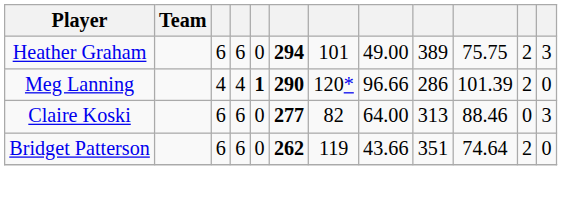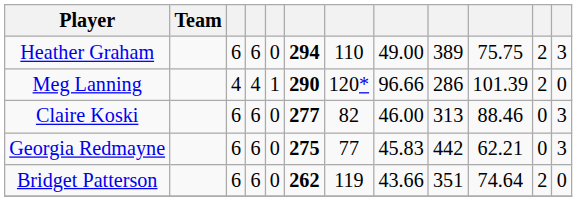(334, 52) 101 -> (349, 52) 110
(260, 84) bold -> (275, 84) normal
(386, 116) 64.00 -> (401, 116) 46.00
+ row: (87, 148)
